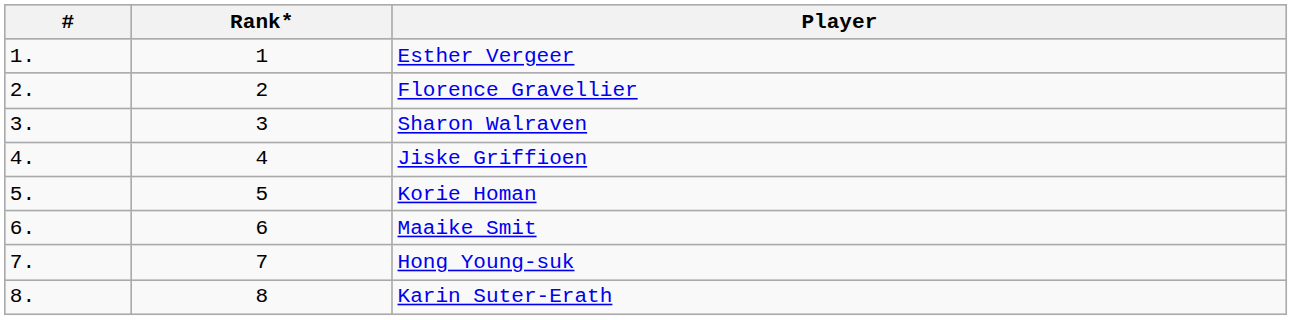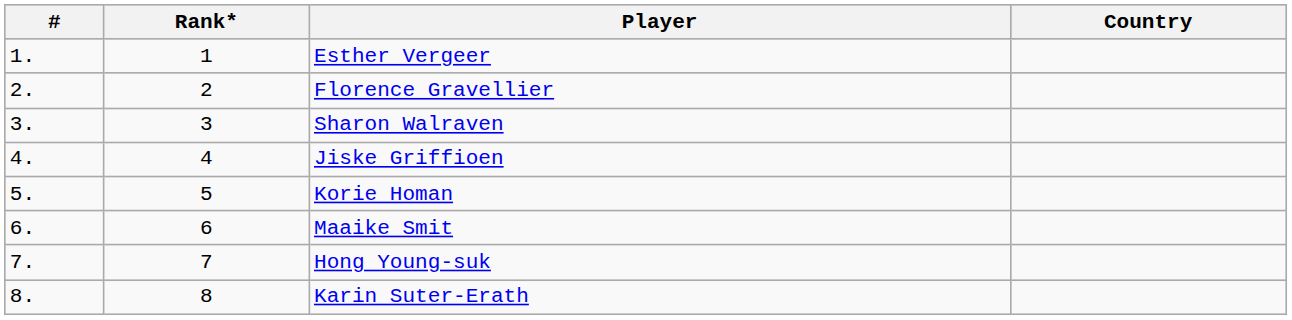+ column: (1148, 22)
